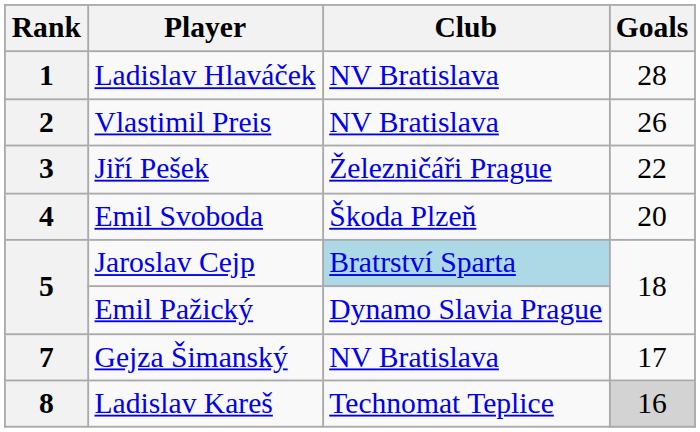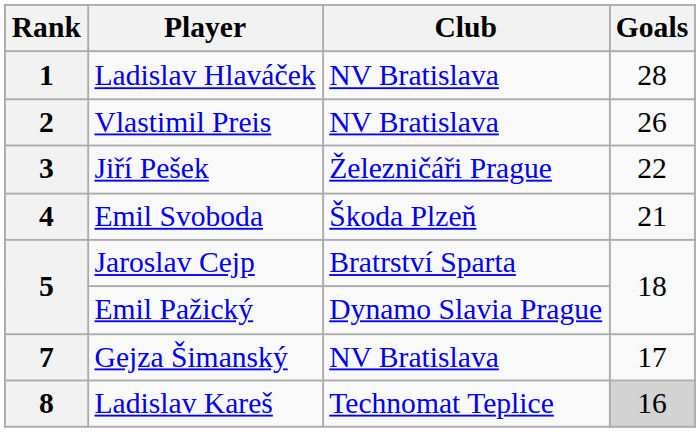(652, 215) 20 -> (652, 215) 21
(423, 262) lightblue background -> (423, 262) no background
